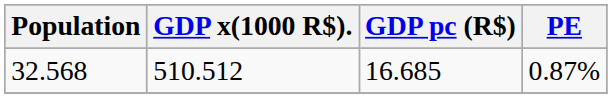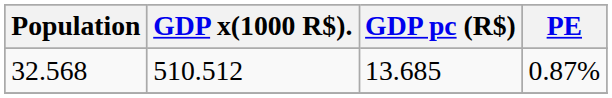(403, 70) 16.685 -> (403, 70) 13.685
